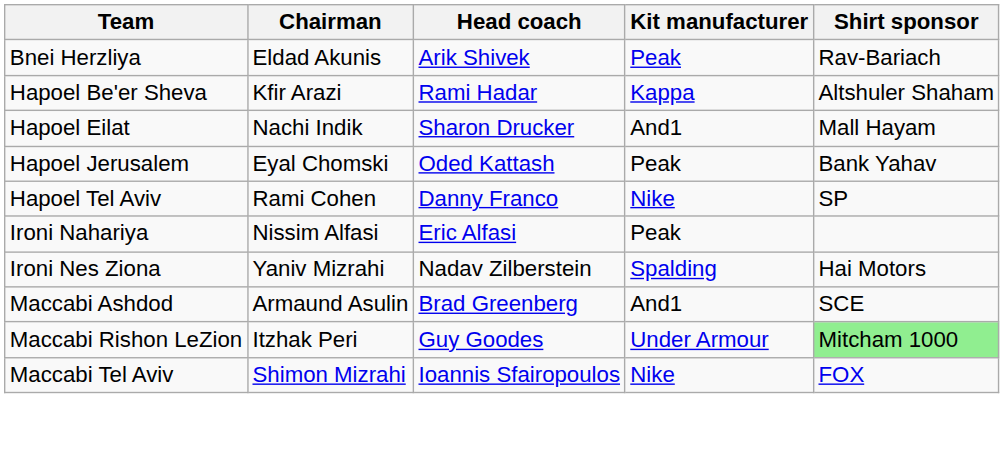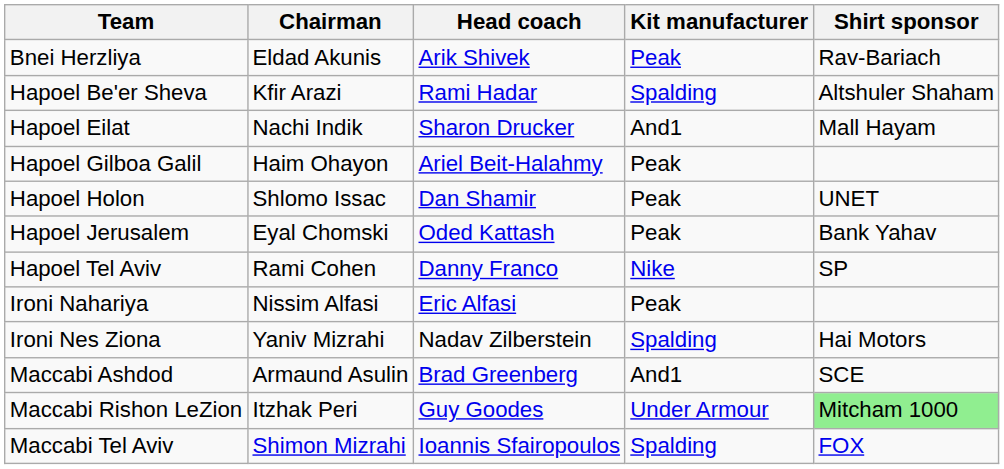(662, 92) Kappa -> (674, 92) Spalding
+ row: (106, 163)
+ row: (77, 198)
(653, 374) Nike -> (674, 445) Spalding
